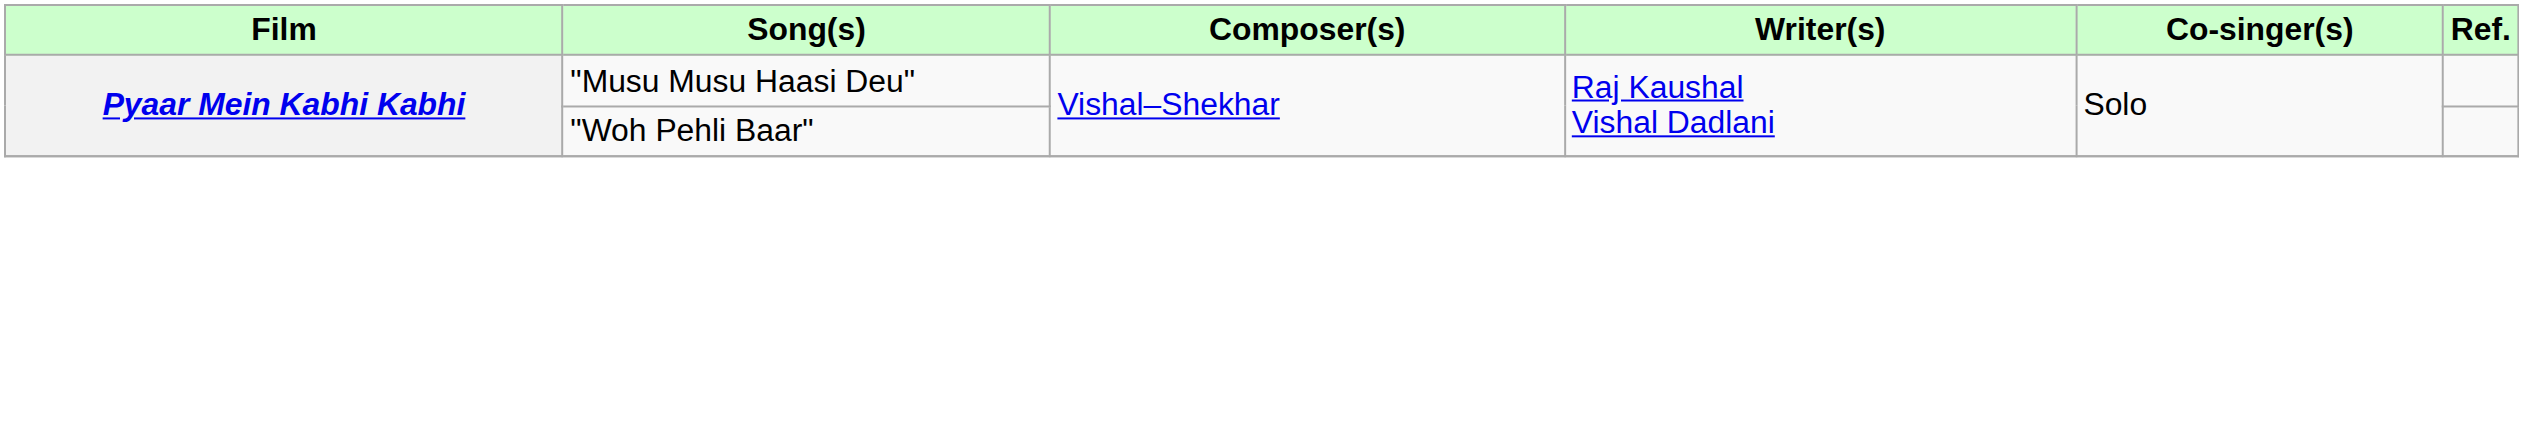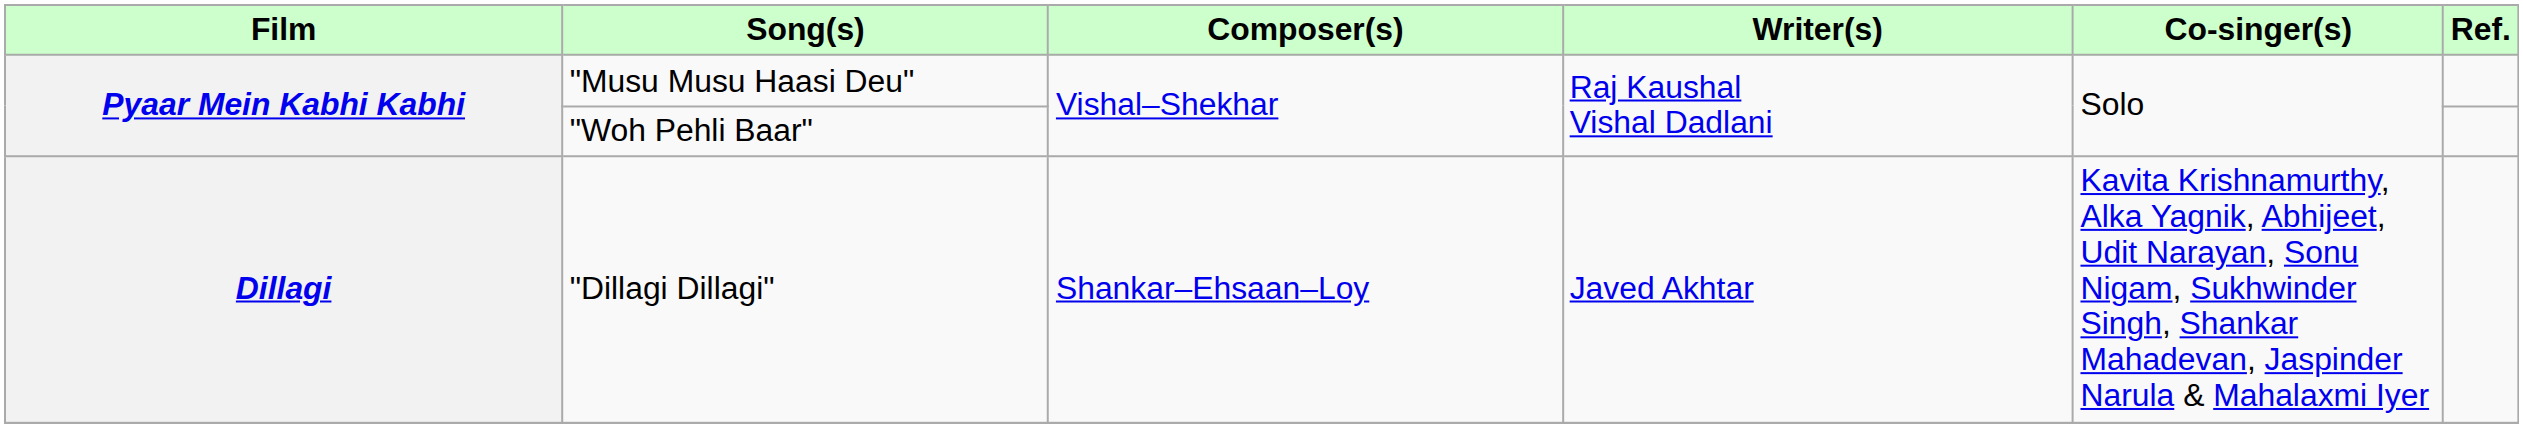+ row: (672, 288)
